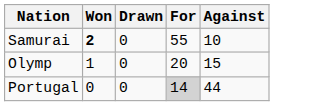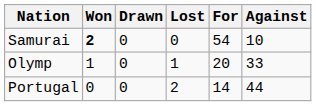+ column: (188, 17)
(179, 40) 55 -> (221, 40) 54
(212, 64) 15 -> (255, 64) 33
(179, 88) lightgrey background -> (221, 88) no background
